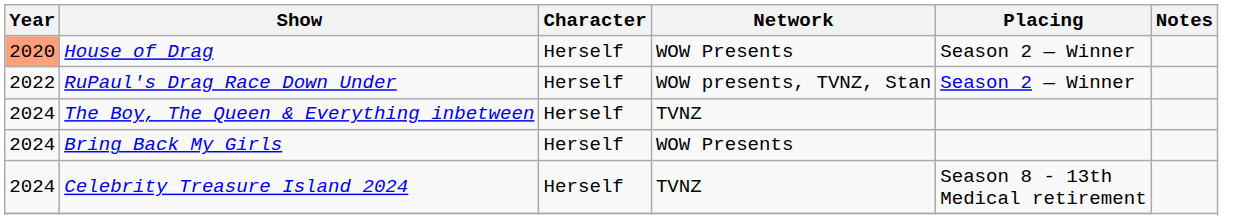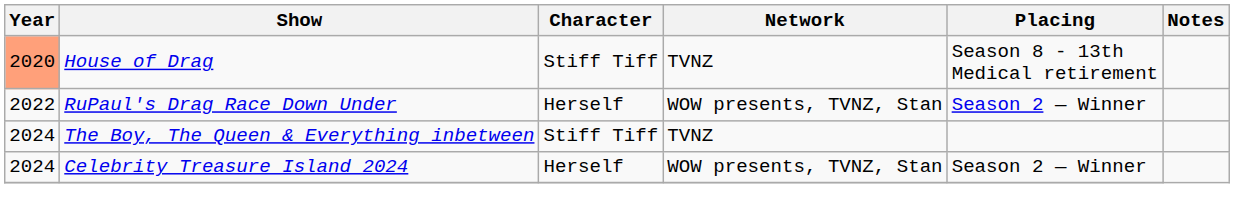(584, 51) Herself -> (601, 62) Stiff Tiff
(725, 51) WOW Presents -> (690, 62) TVNZ
(1038, 51) Season 2 — Winner -> (1055, 62) Season 8 - 13th Medical retirement
(584, 114) Herself -> (601, 136) Stiff Tiff
- row: (173, 145)
(679, 187) TVNZ -> (805, 167) WOW presents, TVNZ, Stan
(1043, 187) Season 8 - 13th Medical retirement -> (1049, 167) Season 2 — Winner
